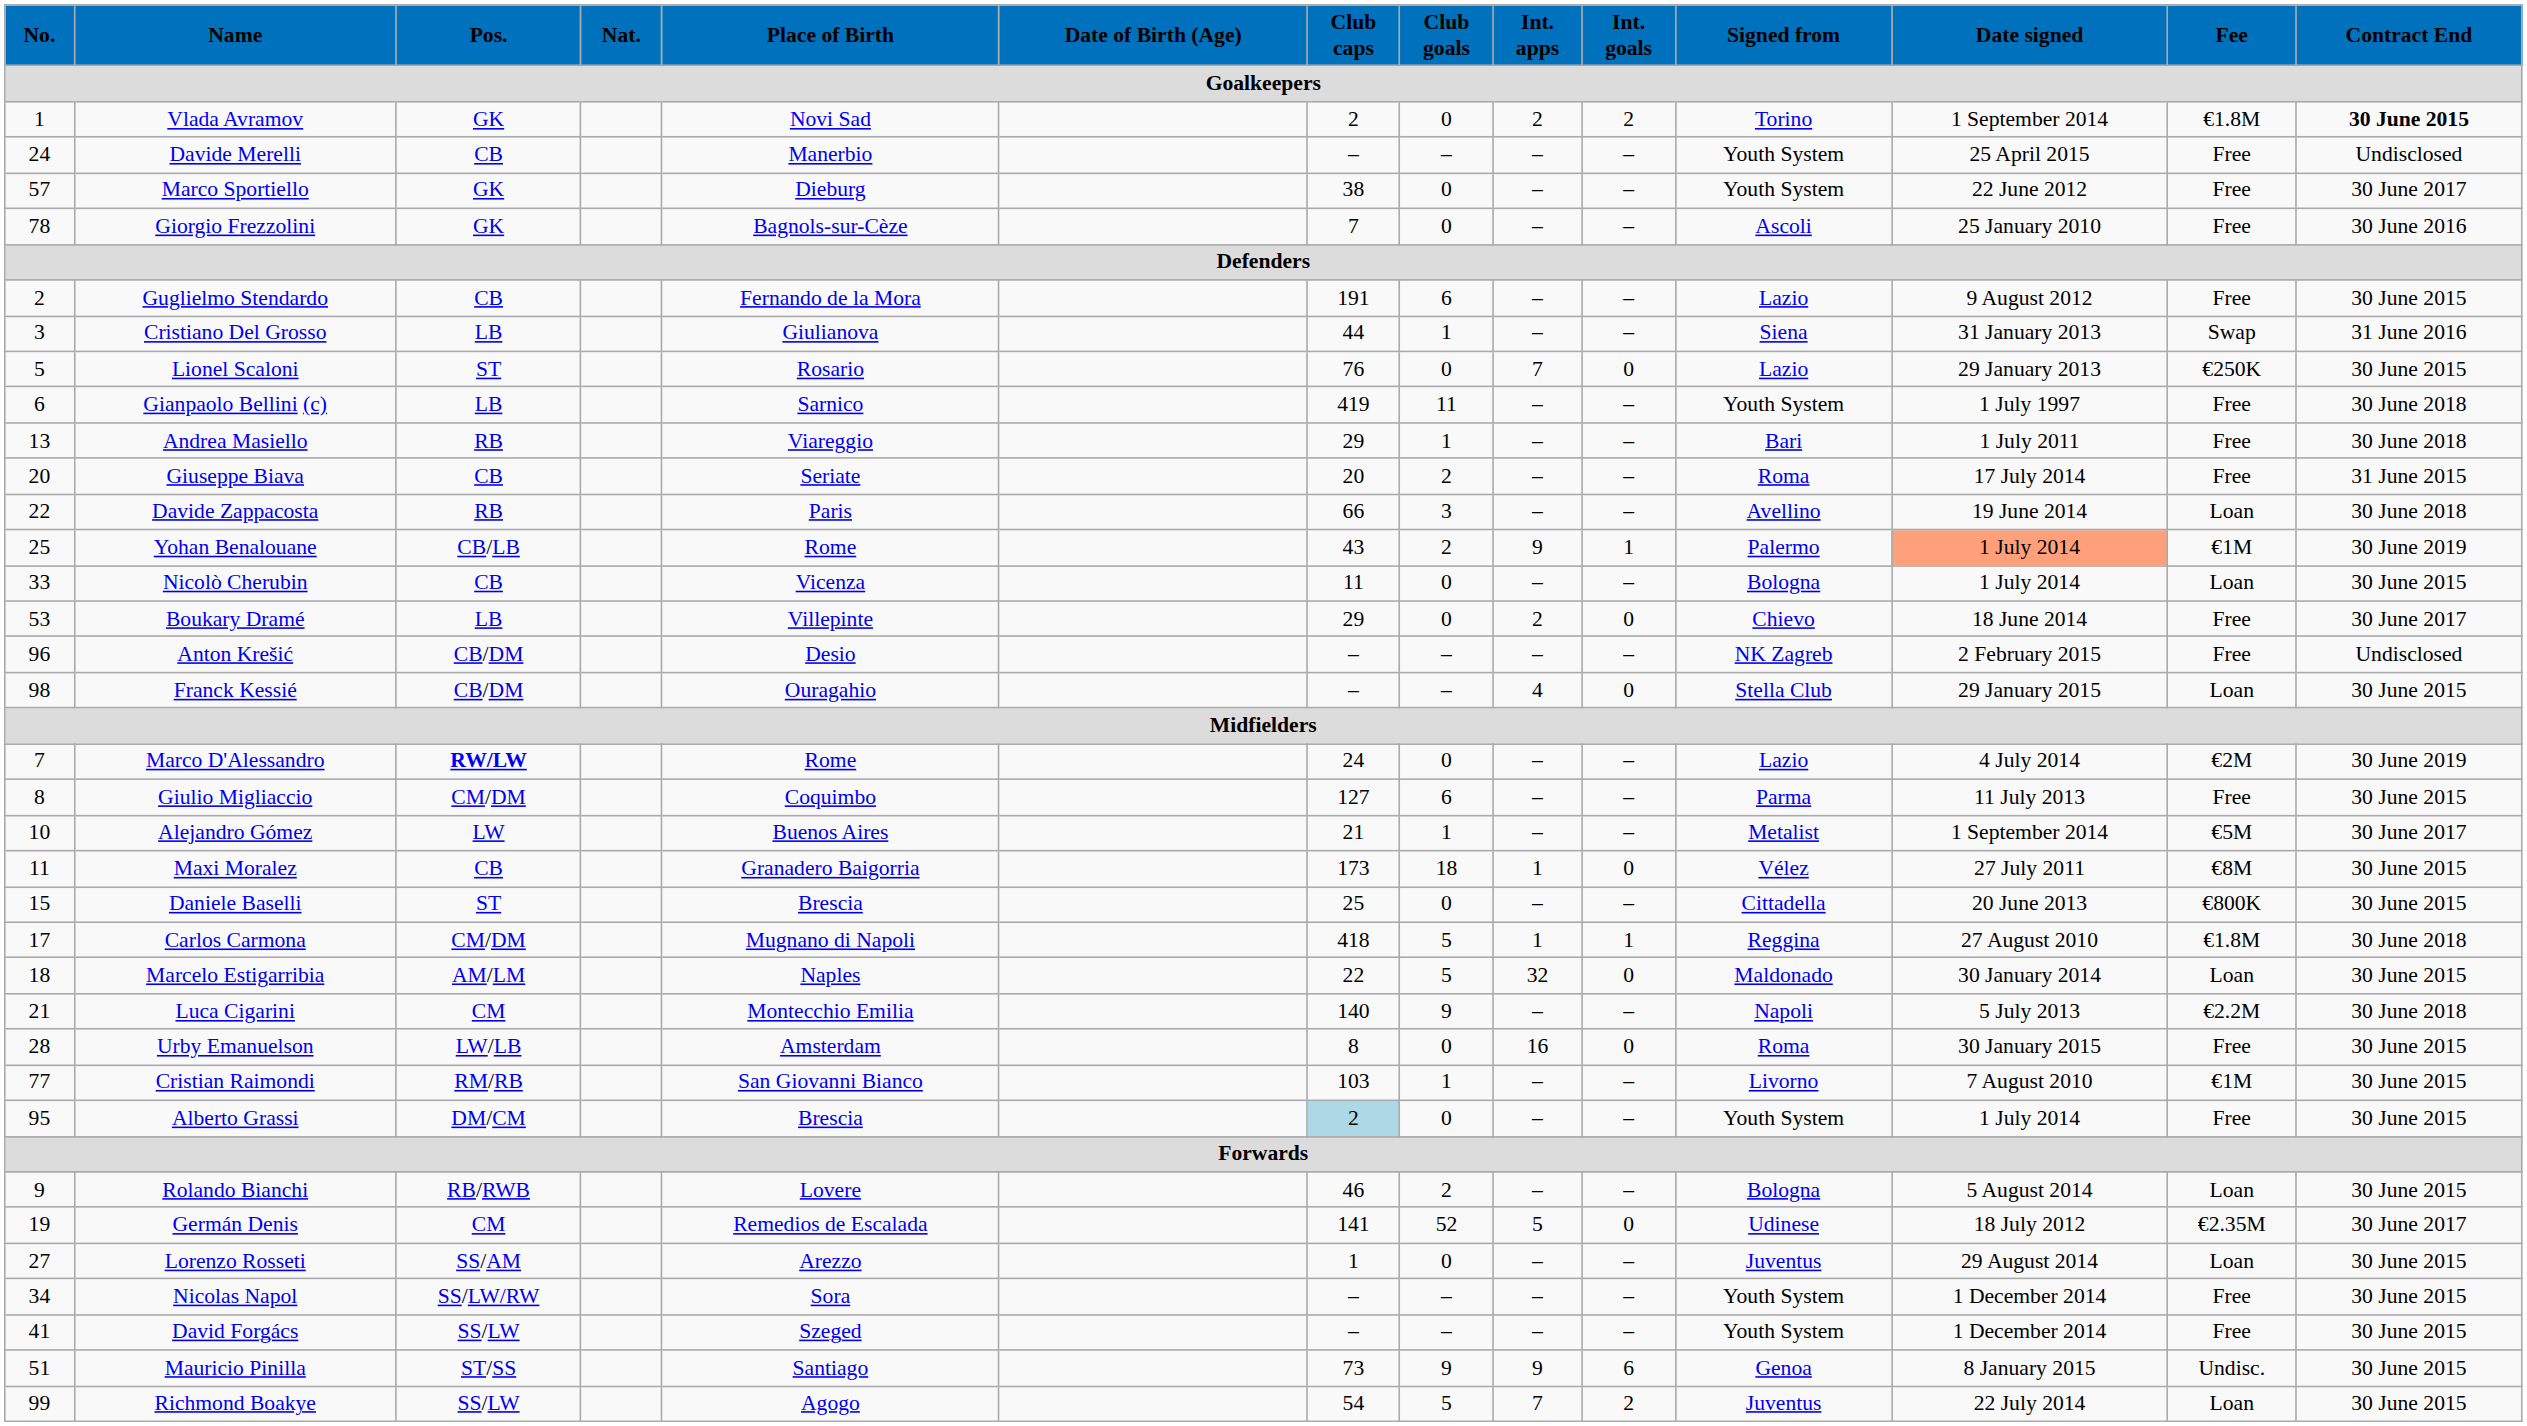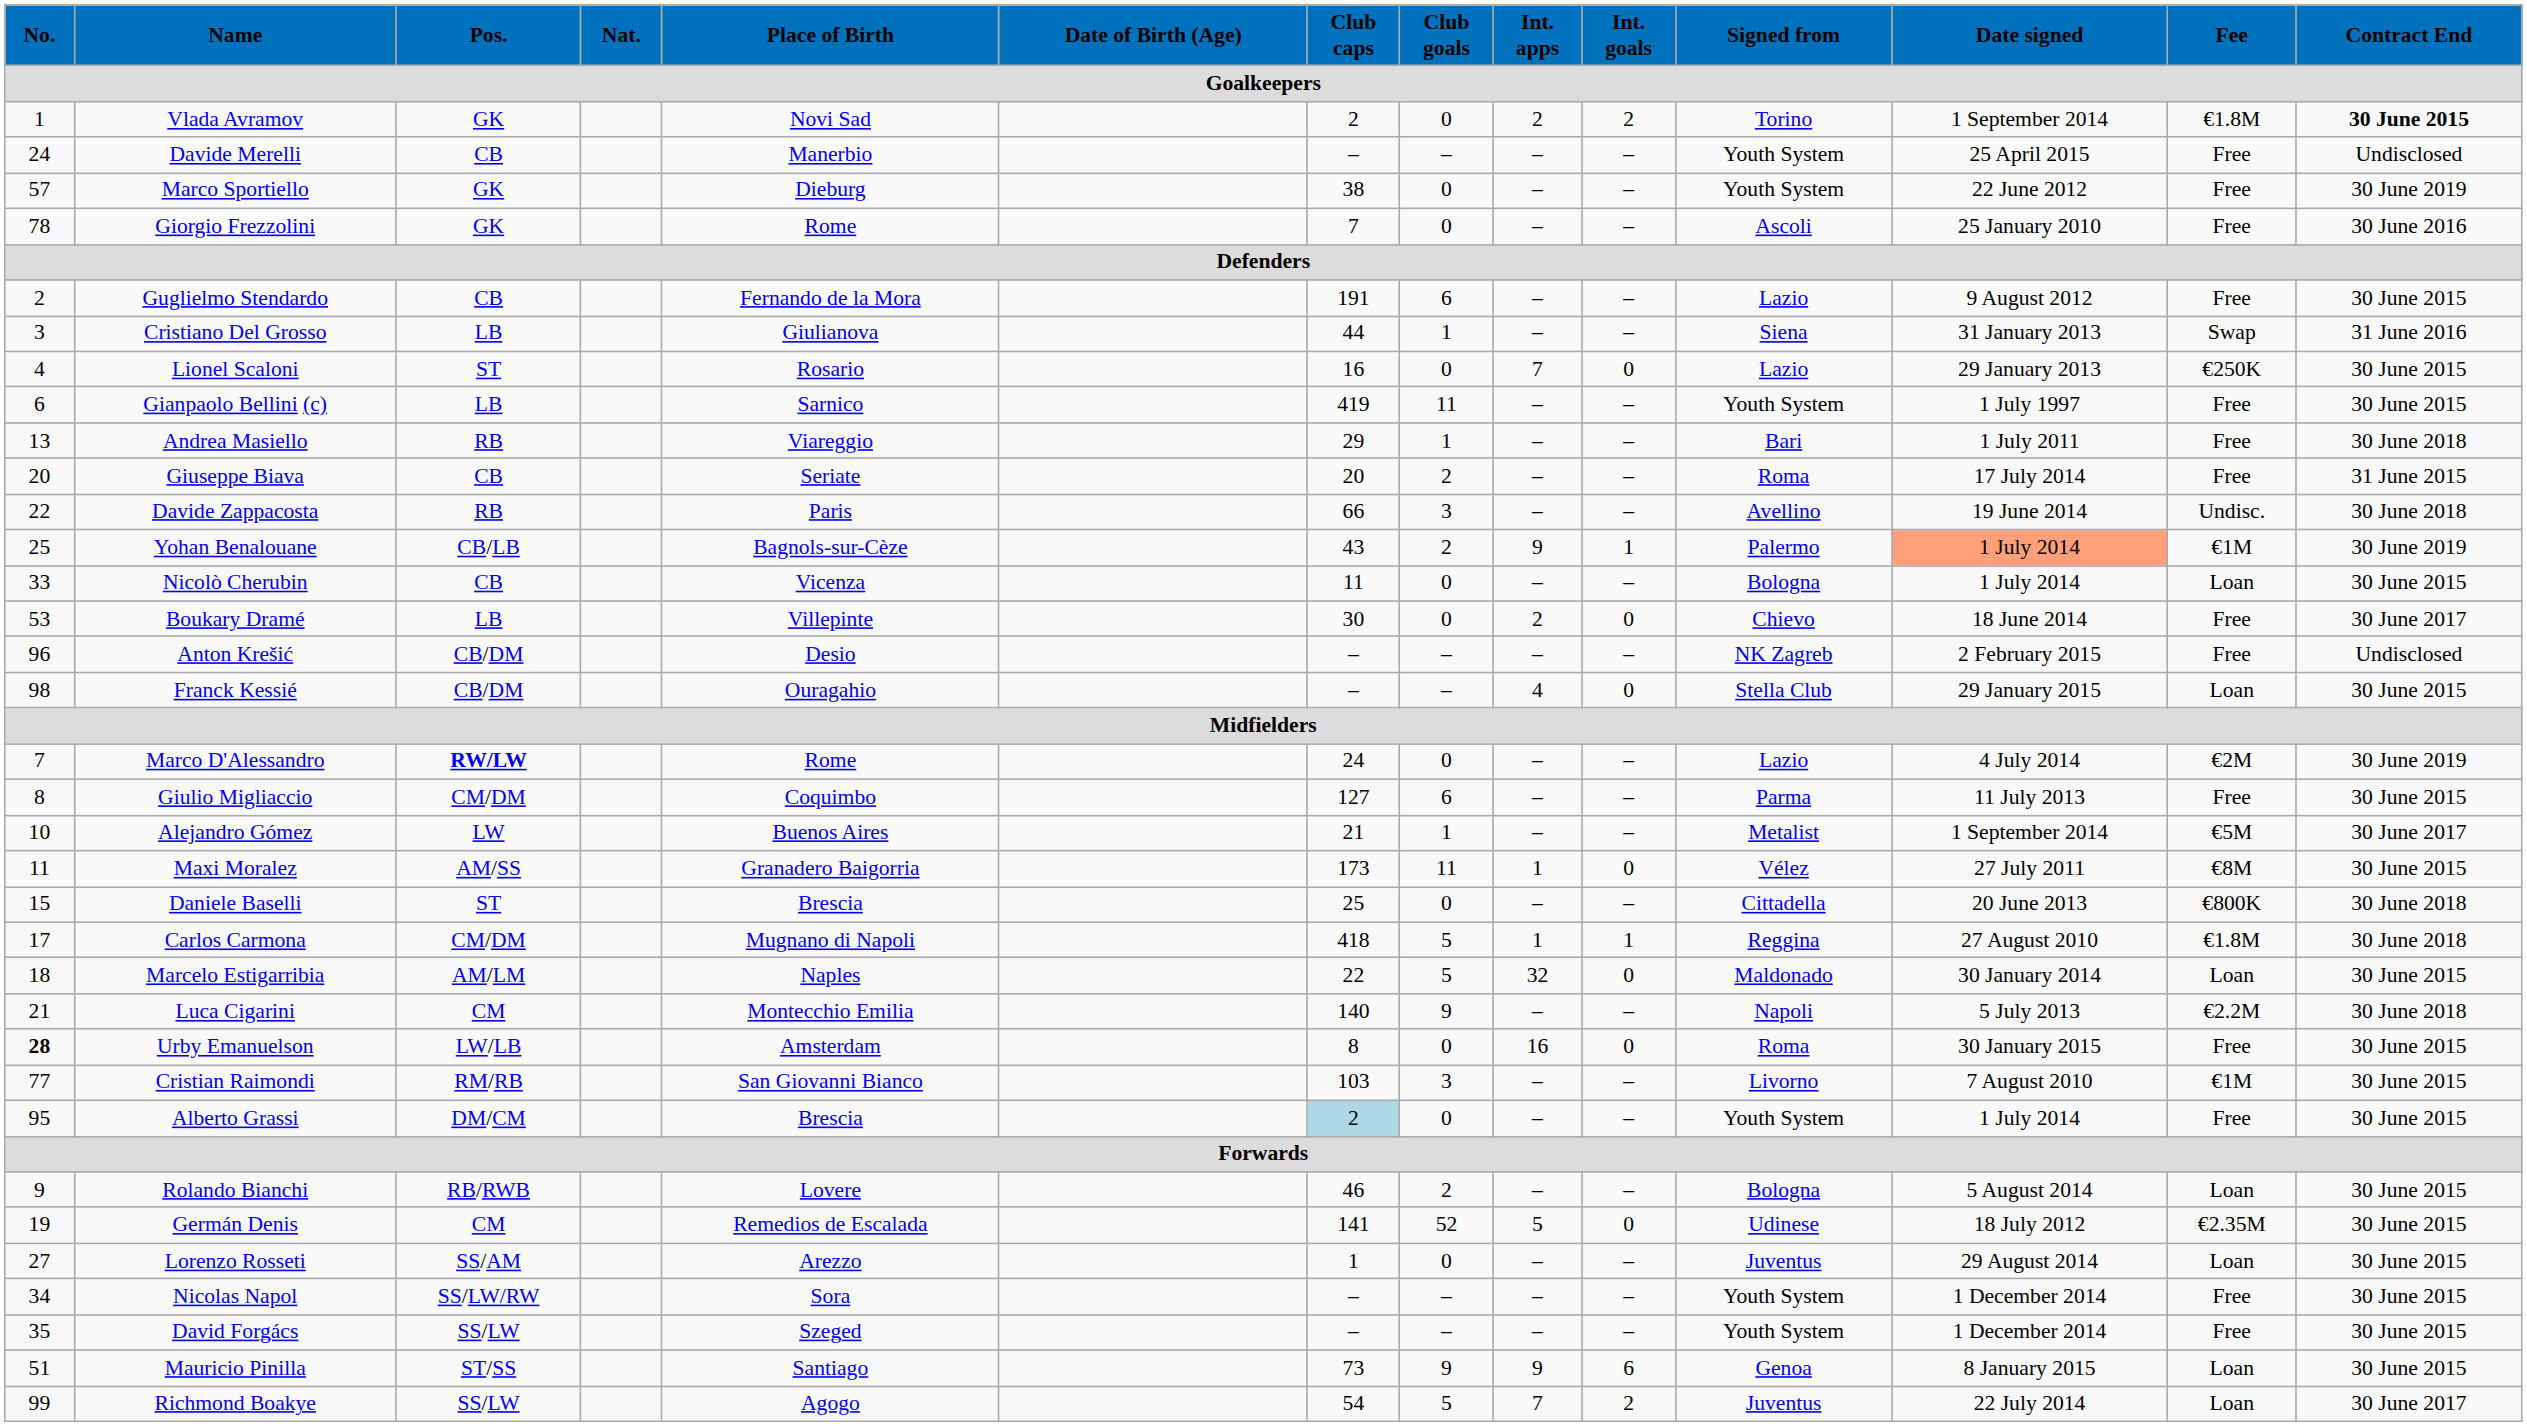(2409, 190) 30 June 2017 -> (2409, 190) 30 June 2019
(830, 225) Bagnols-sur-Cèze -> (830, 225) Rome
(39, 368) 5 -> (39, 368) 4
(1353, 368) 76 -> (1353, 368) 16
(2409, 404) 30 June 2018 -> (2409, 404) 30 June 2015
(2232, 511) Loan -> (2232, 511) Undisc.
(830, 546) Rome -> (830, 546) Bagnols-sur-Cèze
(1353, 618) 29 -> (1353, 618) 30
(489, 867) CB -> (489, 867) AM/SS
(1446, 867) 18 -> (1446, 867) 11
(2409, 903) 30 June 2015 -> (2409, 903) 30 June 2018
(39, 1046) normal -> (39, 1046) bold
(1446, 1081) 1 -> (1446, 1081) 3
(2409, 1224) 30 June 2017 -> (2409, 1224) 30 June 2015
(39, 1331) 41 -> (39, 1331) 35
(2232, 1367) Undisc. -> (2232, 1367) Loan
(2409, 1403) 30 June 2015 -> (2409, 1403) 30 June 2017
